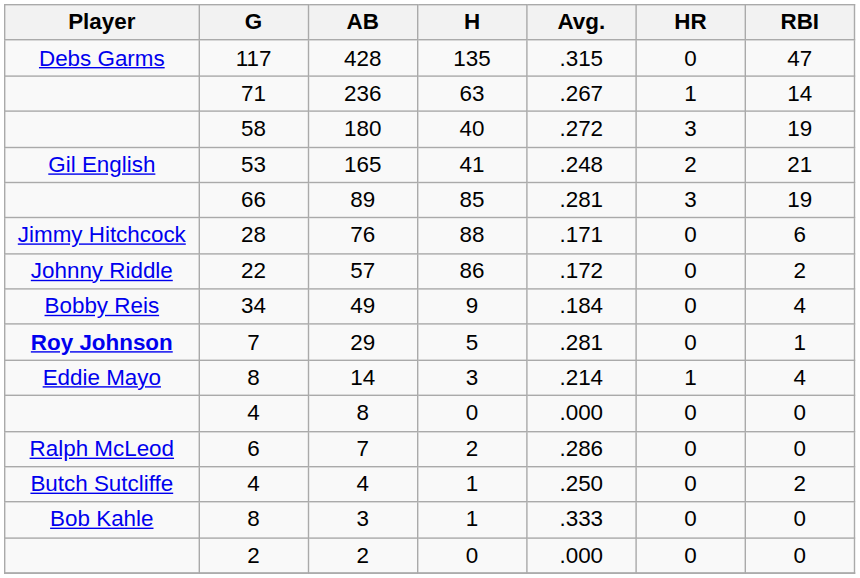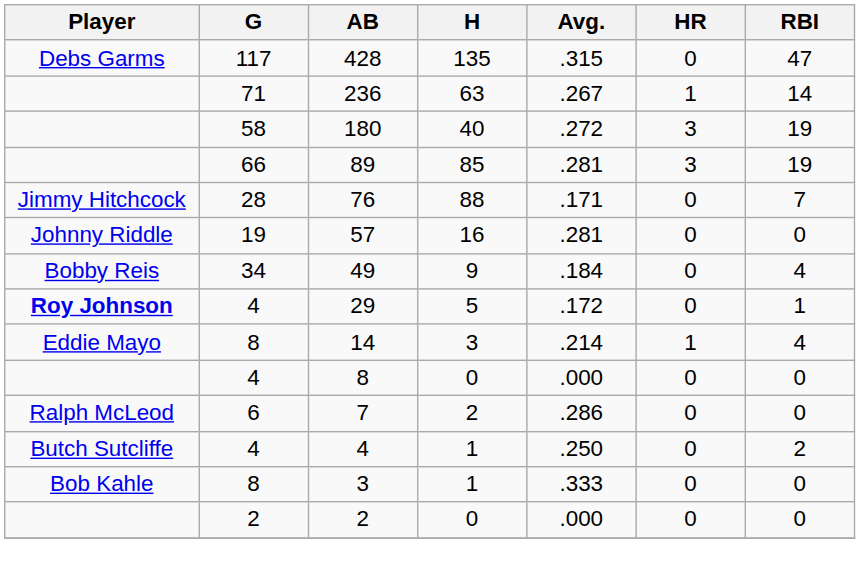- row: (363, 164)
(800, 235) 6 -> (800, 199) 7
(254, 270) 22 -> (254, 235) 19
(472, 270) 86 -> (472, 235) 16
(581, 270) .172 -> (581, 235) .281
(800, 270) 2 -> (800, 235) 0
(254, 341) 7 -> (254, 306) 4
(581, 341) .281 -> (581, 306) .172
